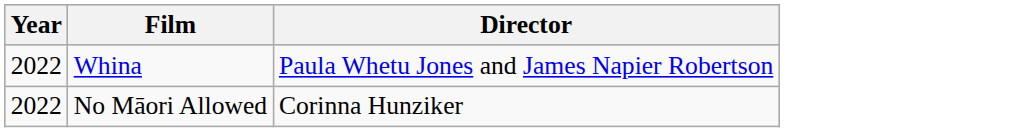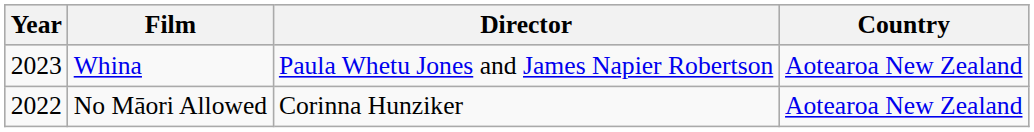+ column: (904, 24)
(36, 65) 2022 -> (36, 65) 2023
